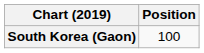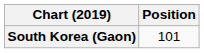(169, 36) 100 -> (169, 36) 101
